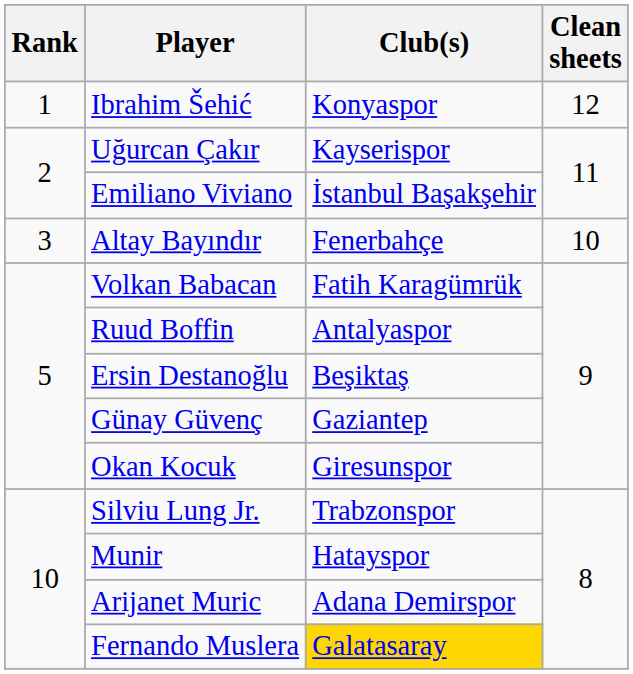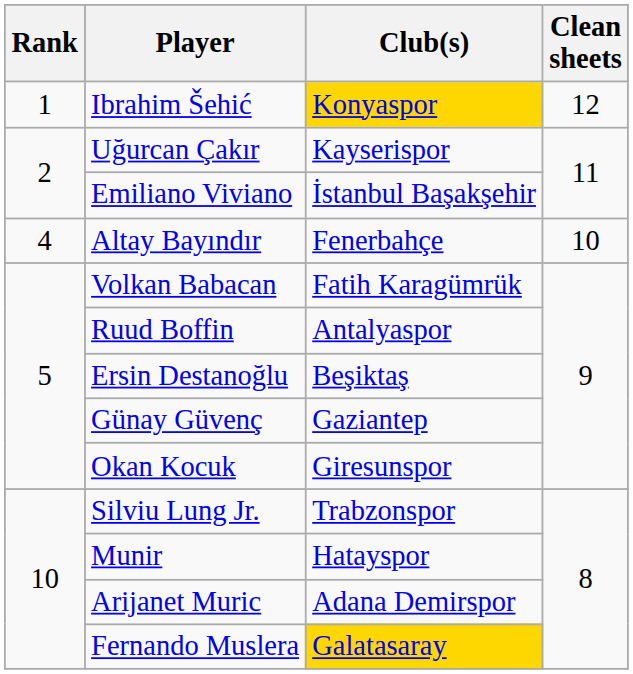(375, 104) no background -> (375, 104) gold background
(45, 239) 3 -> (45, 239) 4
